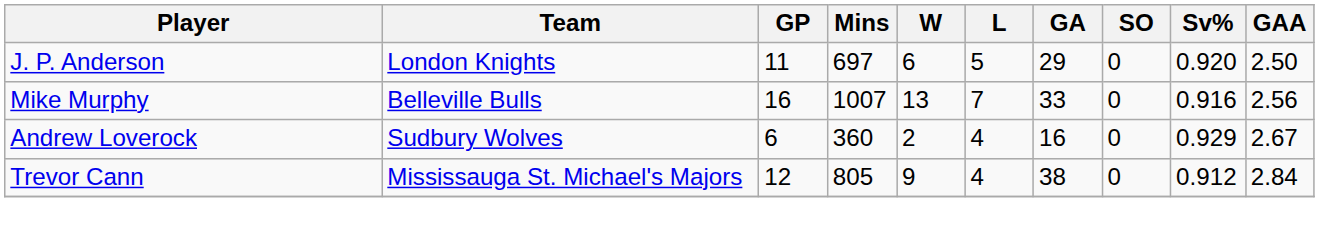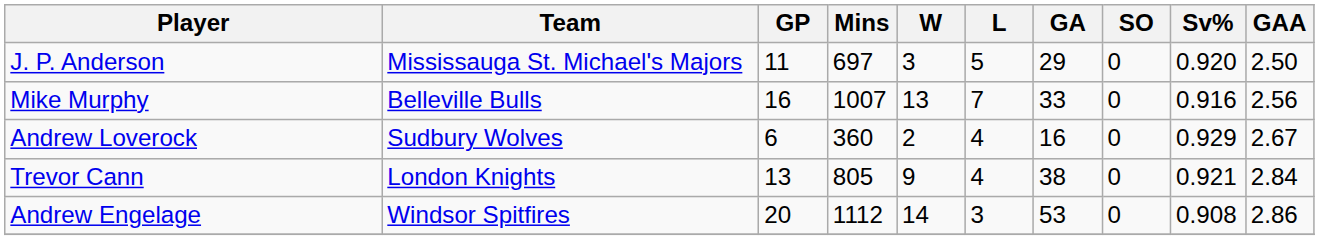(471, 61) London Knights -> (565, 61) Mississauga St. Michael's Majors
(909, 61) 6 -> (909, 61) 3
(565, 176) Mississauga St. Michael's Majors -> (471, 176) London Knights
(778, 176) 12 -> (778, 176) 13
(1206, 176) 0.912 -> (1206, 176) 0.921
+ row: (106, 215)
